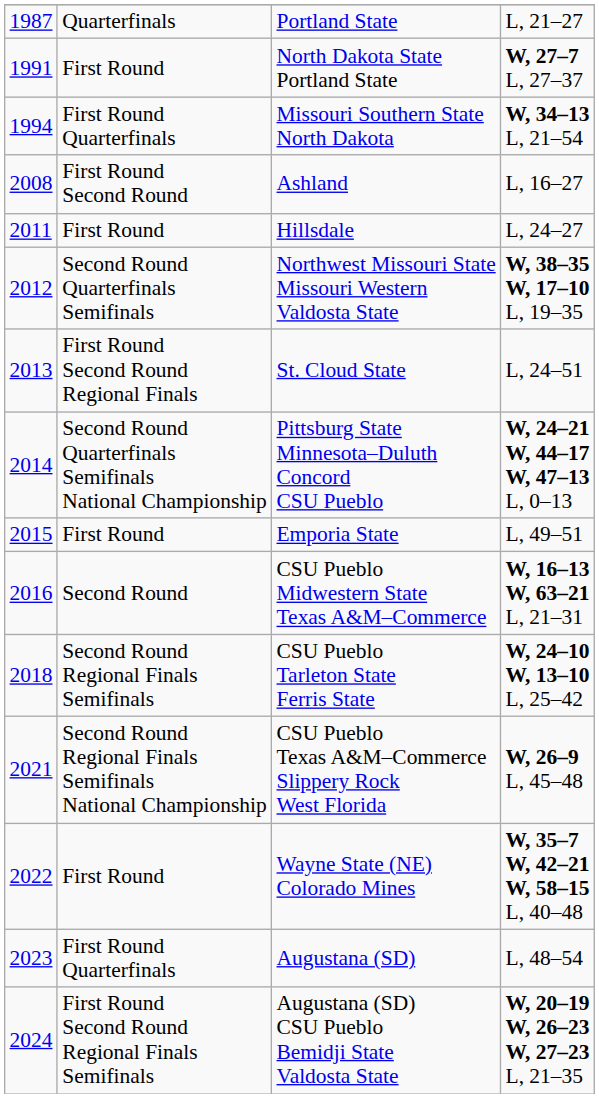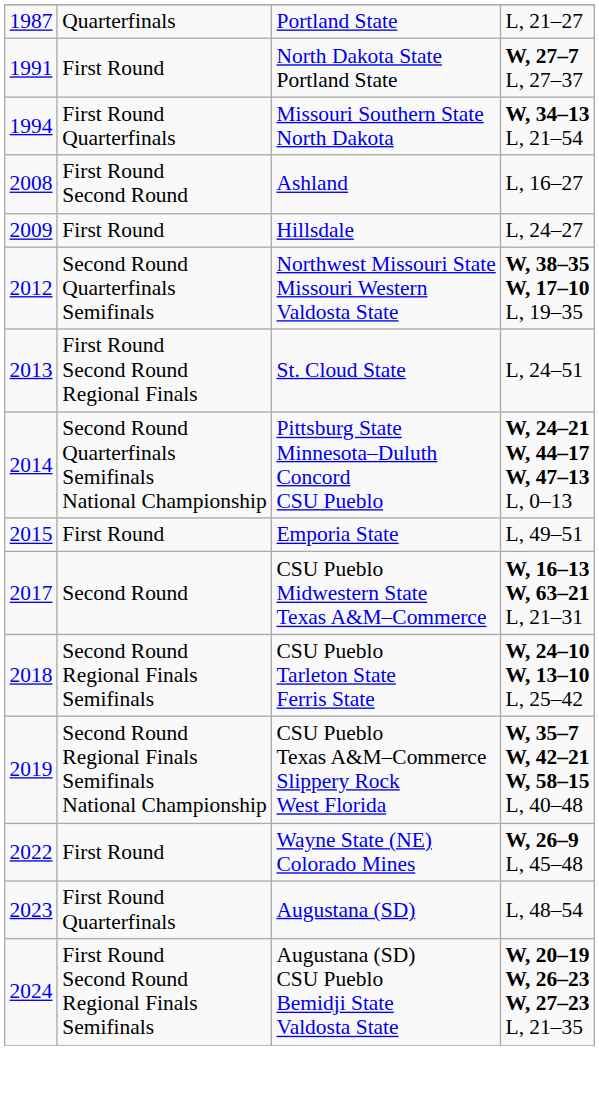(31, 229) 2011 -> (31, 229) 2009
(31, 592) 2016 -> (31, 592) 2017
(31, 769) 2021 -> (31, 769) 2019
(544, 769) W, 26–9 L, 45–48 -> (547, 769) W, 35–7 W, 42–21 W, 58–15 L, 40–48
(547, 875) W, 35–7 W, 42–21 W, 58–15 L, 40–48 -> (544, 851) W, 26–9 L, 45–48
